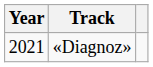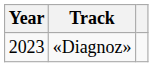(27, 47) 2021 -> (27, 47) 2023
